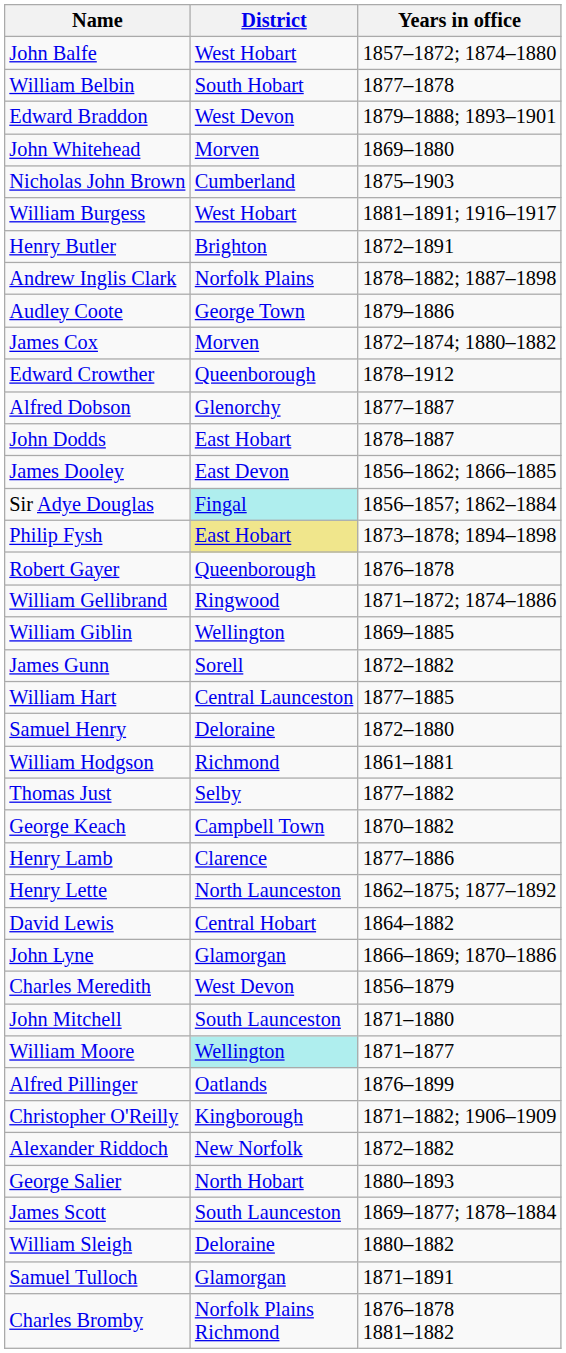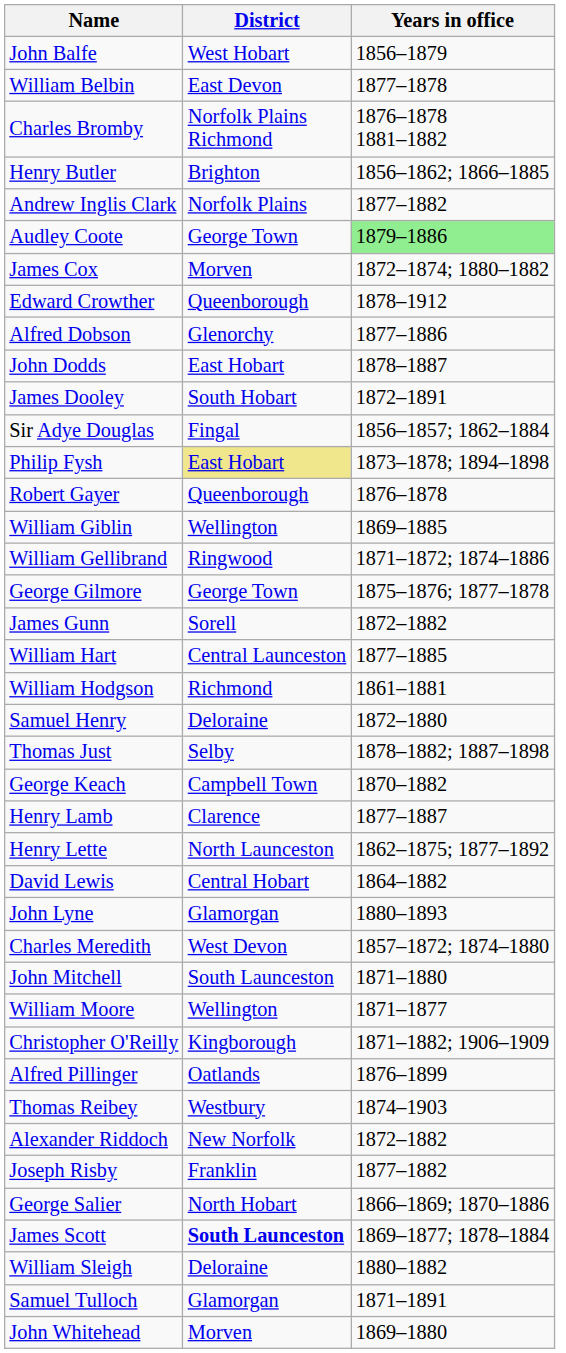(460, 52) 1857–1872; 1874–1880 -> (401, 52) 1856–1879
(249, 85) South Hobart -> (235, 85) East Devon
- row: (78, 117)
rows swapped: (76, 1321) <-> (75, 149)
- row: (97, 181)
- row: (77, 213)
(408, 246) 1872–1891 -> (452, 172) 1856–1862; 1866–1885
(460, 278) 1878–1882; 1887–1898 -> (401, 204) 1877–1882
(408, 310) no background -> (401, 236) lightgreen background
(408, 407) 1877–1887 -> (401, 333) 1877–1886
(242, 471) East Devon -> (242, 397) South Hobart
(460, 471) 1856–1862; 1866–1885 -> (401, 397) 1872–1891
(221, 504) paleturquoise background -> (214, 430) no background
rows swapped: (88, 600) <-> (71, 632)
+ row: (75, 591)
rows swapped: (68, 729) <-> (81, 761)
(408, 794) 1877–1882 -> (452, 752) 1878–1882; 1887–1898
(408, 858) 1877–1886 -> (401, 816) 1877–1887
(460, 955) 1866–1869; 1870–1886 -> (401, 913) 1880–1893
(408, 987) 1856–1879 -> (452, 945) 1857–1872; 1874–1880
(240, 1051) paleturquoise background -> (233, 1010) no background
rows swapped: (94, 1116) <-> (73, 1084)
+ row: (73, 1106)
+ row: (63, 1171)
(408, 1180) 1880–1893 -> (452, 1203) 1866–1869; 1870–1886
(268, 1212) normal -> (266, 1235) bold
